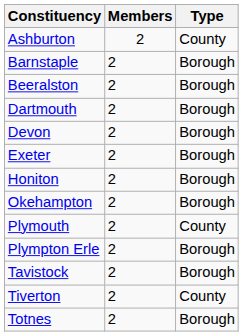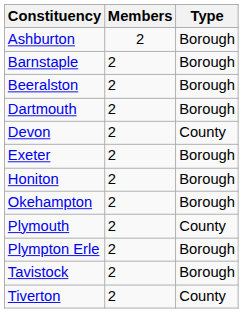(203, 39) County -> (207, 39) Borough
(207, 132) Borough -> (203, 132) County
- row: (30, 319)
